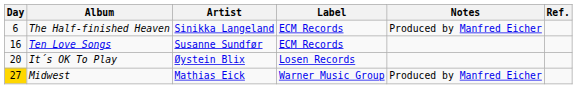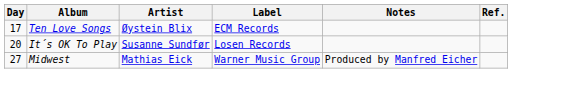- row: (99, 28)
(15, 44) 16 -> (15, 28) 17
(218, 44) Susanne Sundfør -> (157, 28) Øystein Blix
(210, 60) Øystein Blix -> (166, 44) Susanne Sundfør
(15, 76) gold background -> (15, 60) no background
